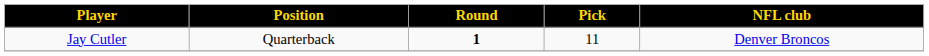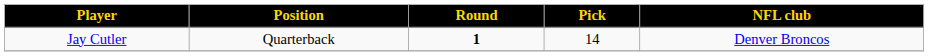(592, 39) 11 -> (592, 39) 14
